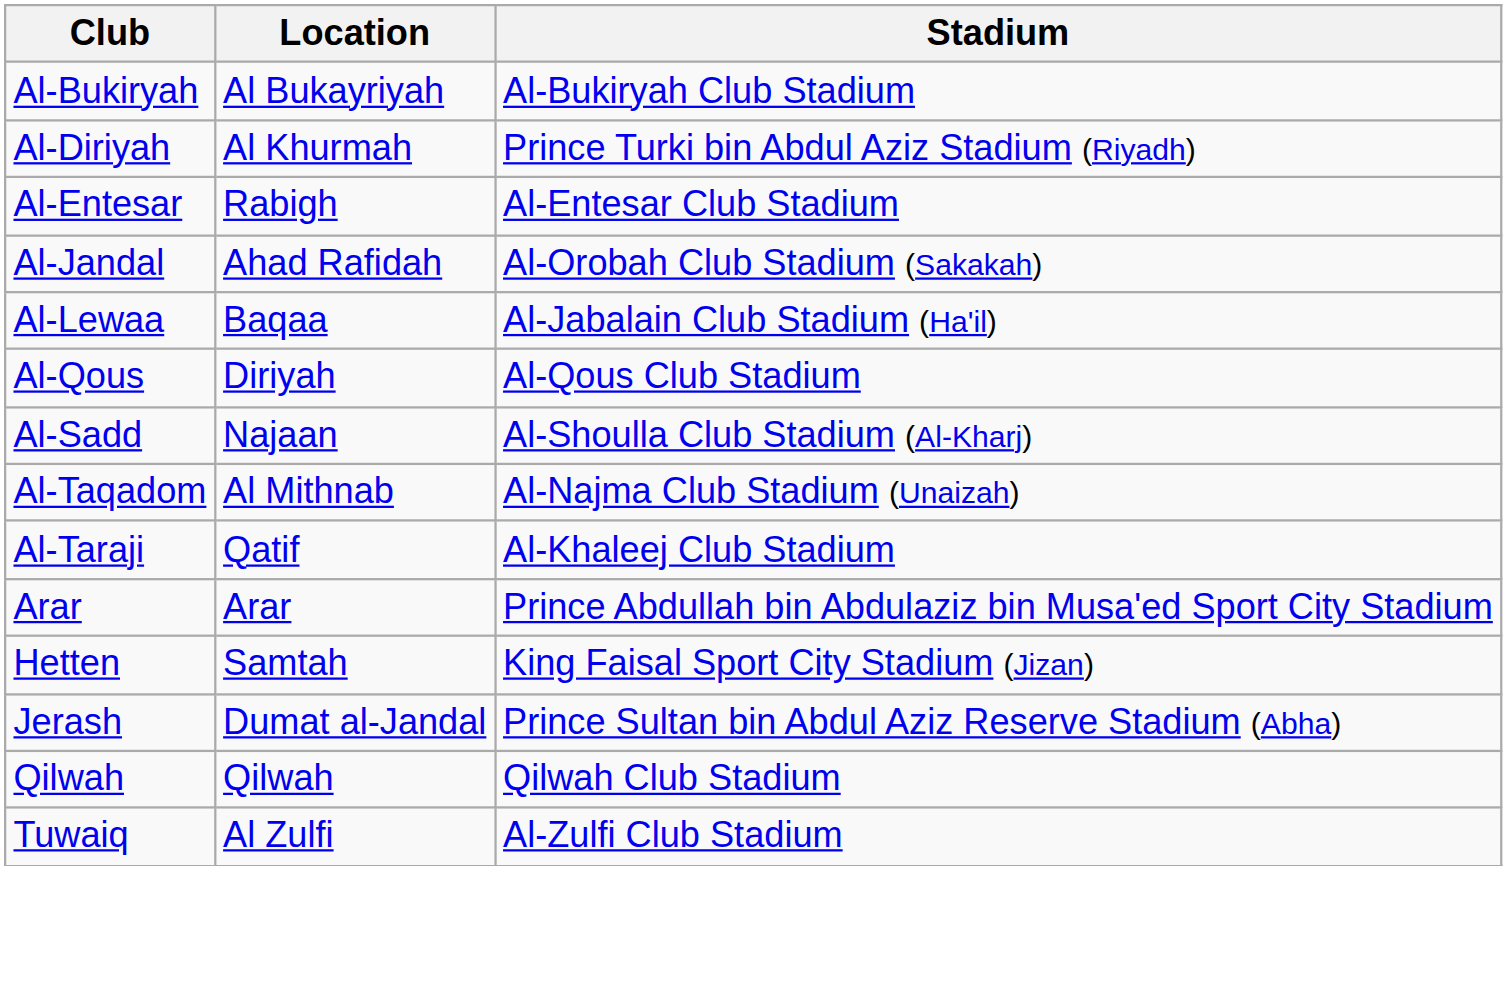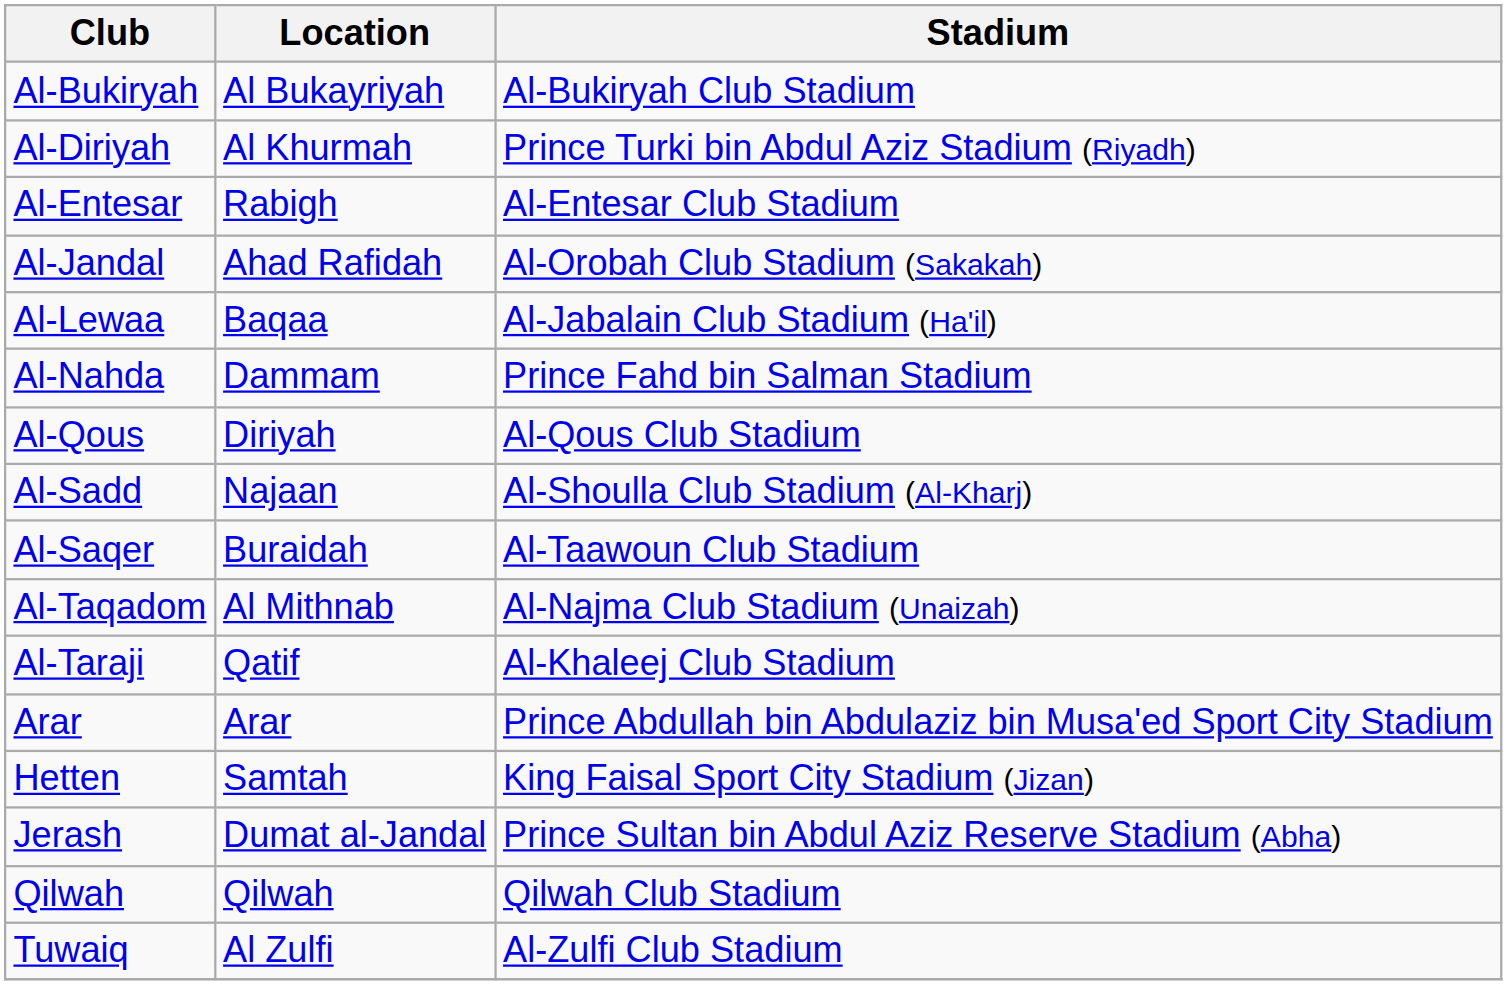+ row: (89, 377)
+ row: (84, 549)
